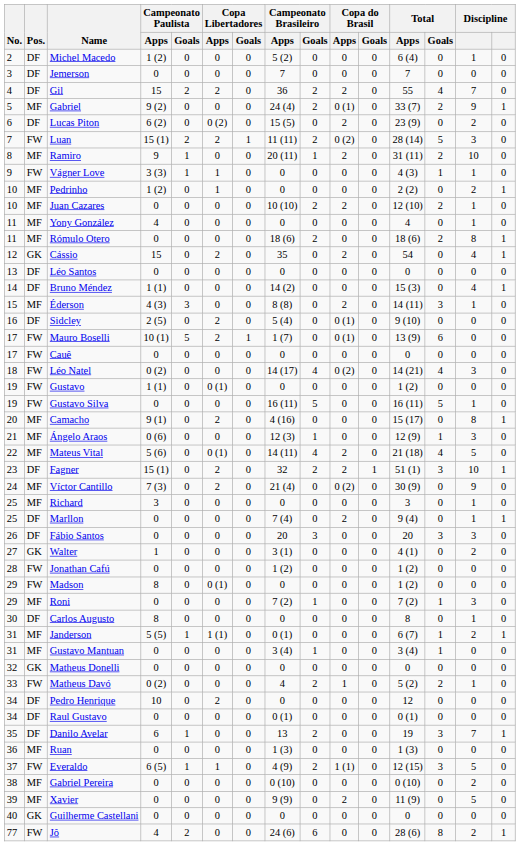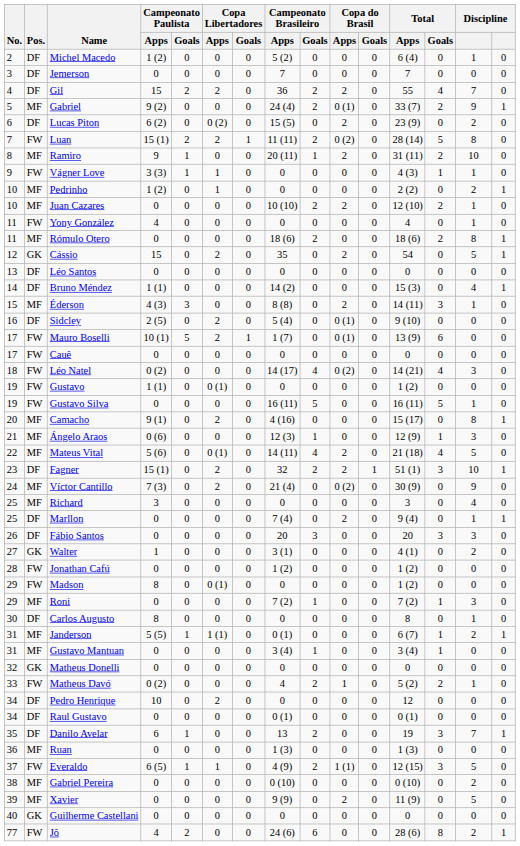(474, 139) 3 -> (474, 139) 8
(34, 222) MF -> (35, 222) FW
(474, 255) 4 -> (474, 255) 5
(474, 502) 1 -> (474, 502) 4
